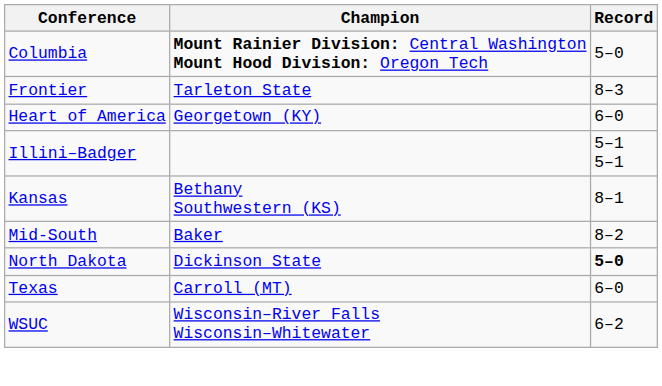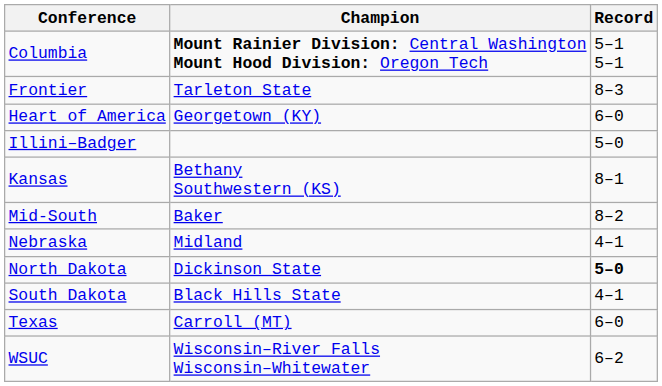(609, 54) 5–0 -> (609, 54) 5–1 5–1
(609, 153) 5–1 5–1 -> (609, 144) 5–0
+ row: (48, 243)
+ row: (68, 296)
